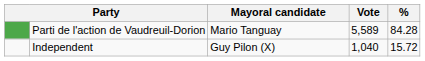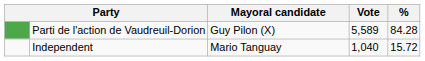(246, 30) Mario Tanguay -> (243, 30) Guy Pilon (X)
(243, 47) Guy Pilon (X) -> (246, 47) Mario Tanguay
